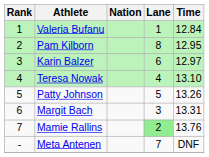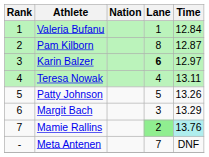(188, 45) 12.95 -> (188, 45) 12.87
(158, 62) normal -> (158, 62) bold
(188, 78) 13.10 -> (188, 78) 13.11
(188, 111) 13.31 -> (188, 111) 13.29
(188, 128) no background -> (188, 128) paleturquoise background
